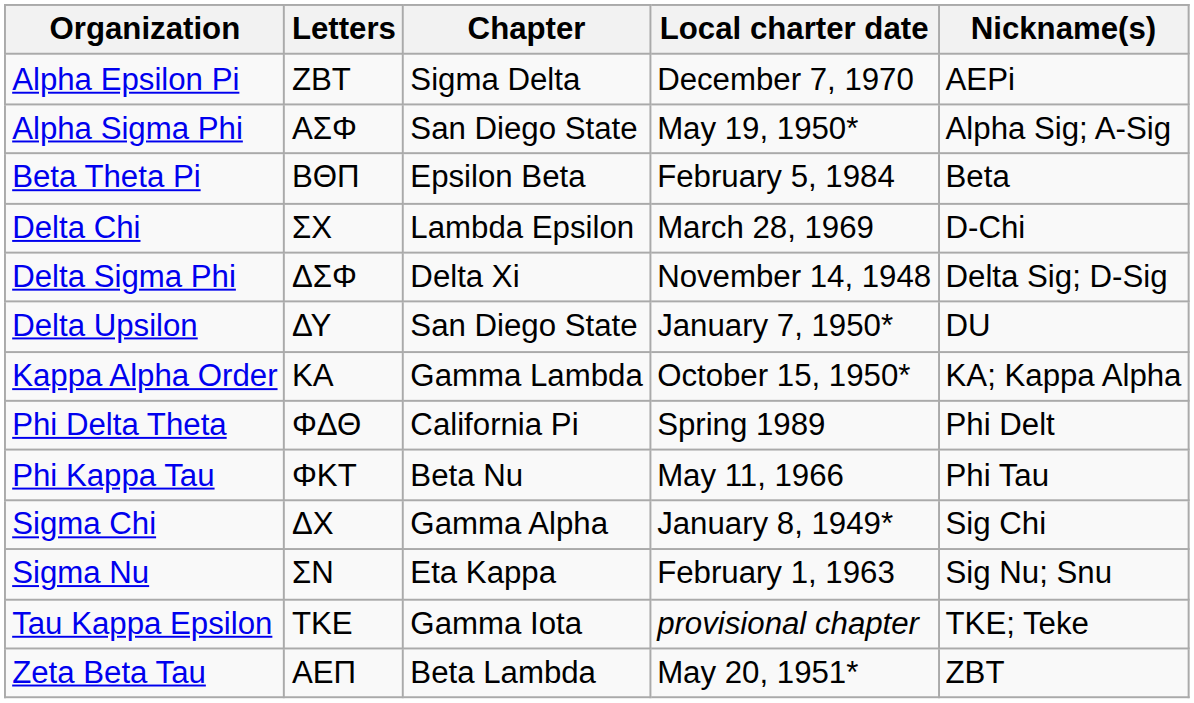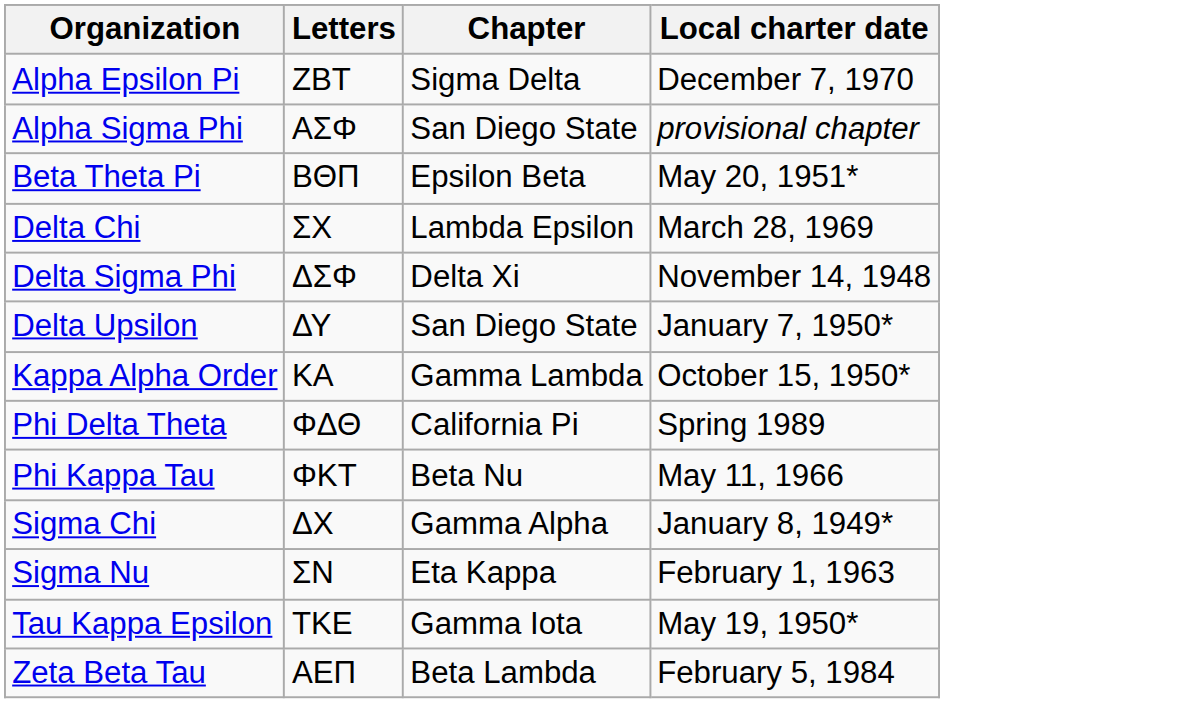- column: (1063, 29)
(758, 128) May 19, 1950* -> (788, 128) provisional chapter
(776, 177) February 5, 1984 -> (758, 177) May 20, 1951*
(788, 623) provisional chapter -> (758, 623) May 19, 1950*
(758, 672) May 20, 1951* -> (776, 672) February 5, 1984
